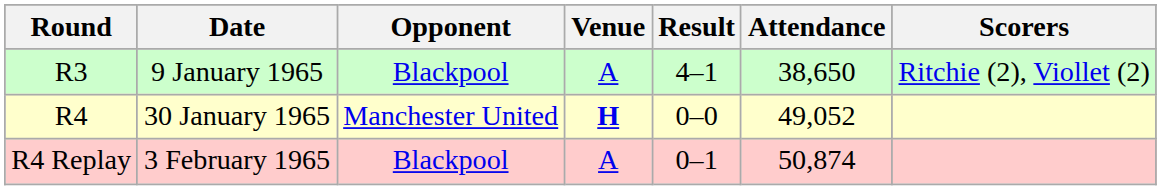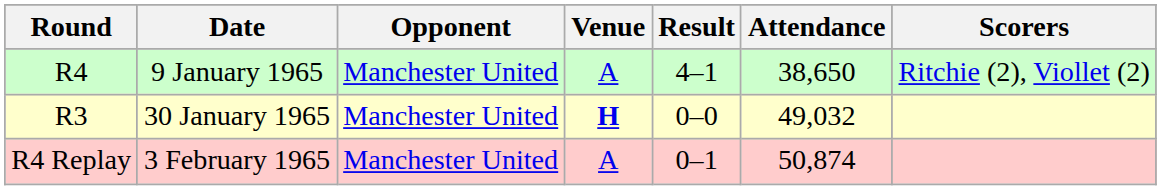(71, 71) R3 -> (71, 71) R4
(451, 71) Blackpool -> (451, 71) Manchester United
(71, 116) R4 -> (71, 116) R3
(817, 116) 49,052 -> (817, 116) 49,032
(451, 160) Blackpool -> (451, 160) Manchester United
